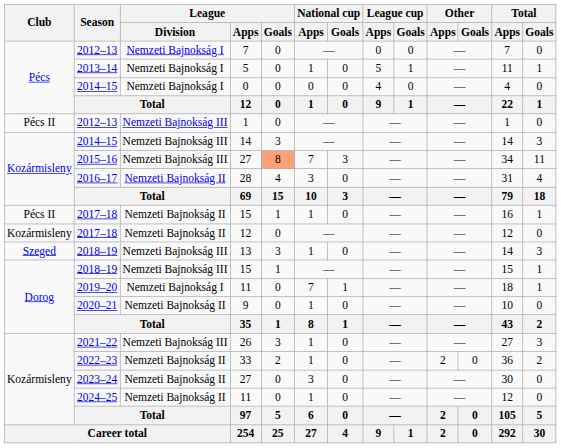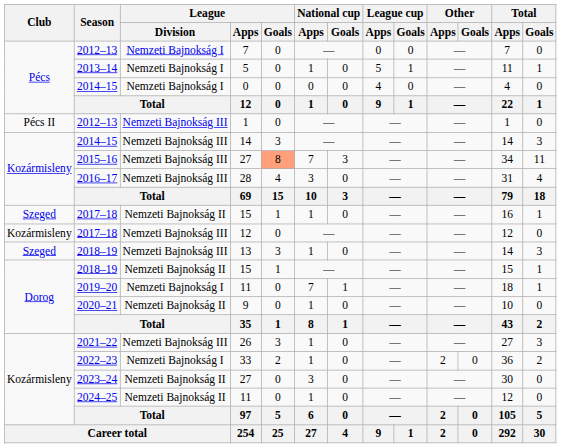(175, 178) Nemzeti Bajnokság II -> (175, 178) Nemzeti Bajnokság III
(39, 214) Pécs II -> (39, 214) Szeged
(175, 232) Nemzeti Bajnokság II -> (175, 232) Nemzeti Bajnokság III
(175, 269) Nemzeti Bajnokság III -> (175, 269) Nemzeti Bajnokság II
(175, 360) Nemzeti Bajnokság II -> (175, 360) Nemzeti Bajnokság I
